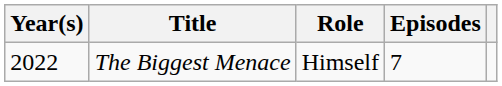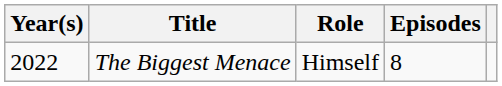(396, 61) 7 -> (396, 61) 8
